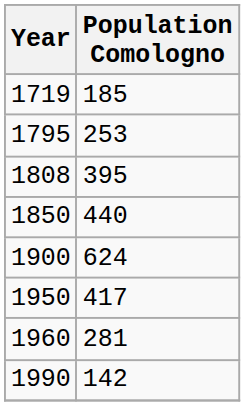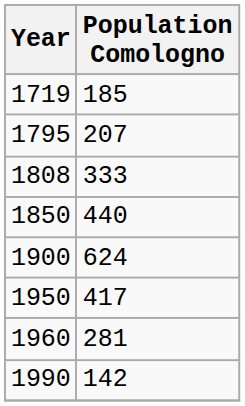(105, 135) 253 -> (105, 135) 207
(105, 176) 395 -> (105, 176) 333
